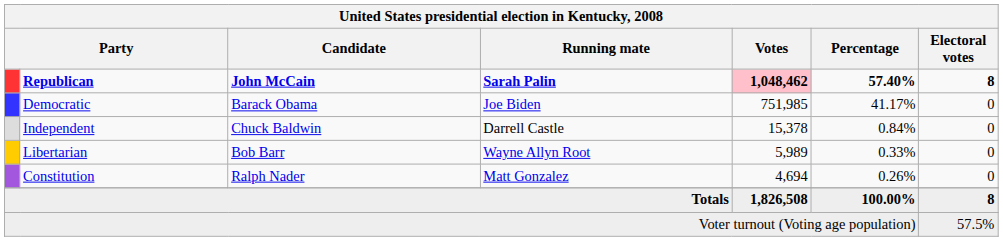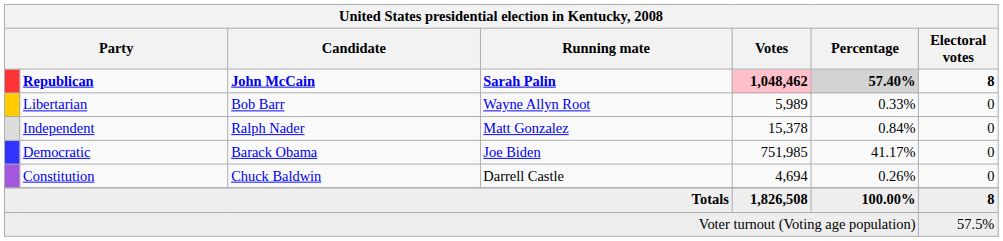(892, 81) no background -> (892, 81) lightgrey background
rows swapped: (57, 105) <-> (55, 152)
(276, 128) Chuck Baldwin -> (268, 128) Ralph Nader
(524, 128) Darrell Castle -> (526, 128) Matt Gonzalez
(268, 176) Ralph Nader -> (276, 176) Chuck Baldwin
(526, 176) Matt Gonzalez -> (524, 176) Darrell Castle
